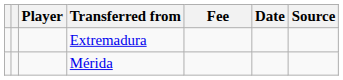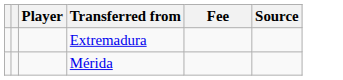- column: (270, 16)
